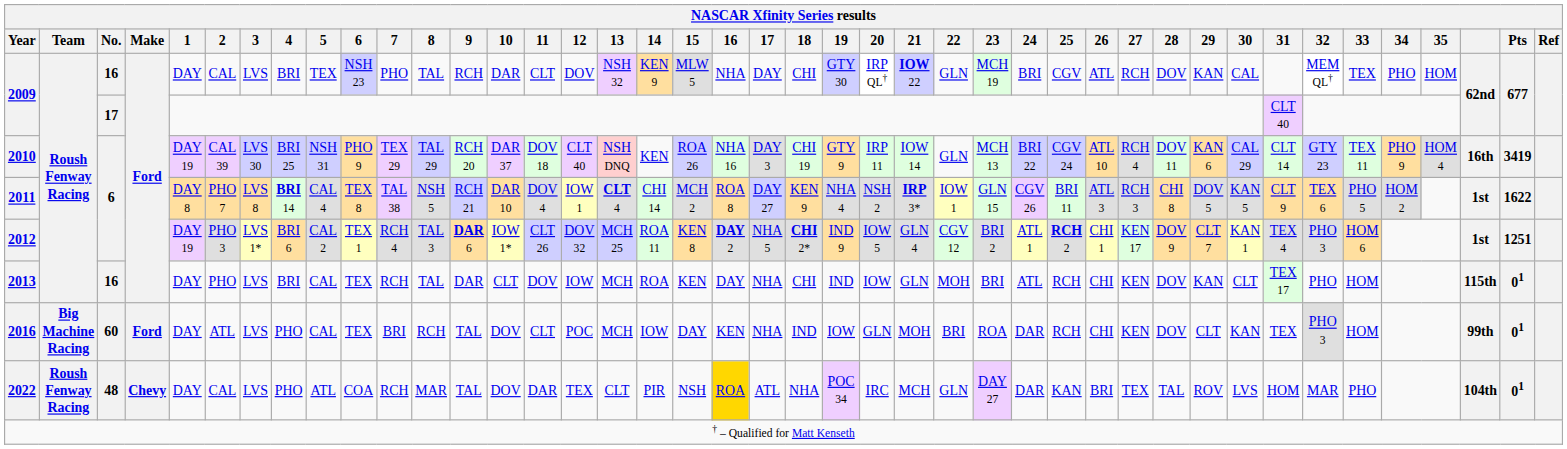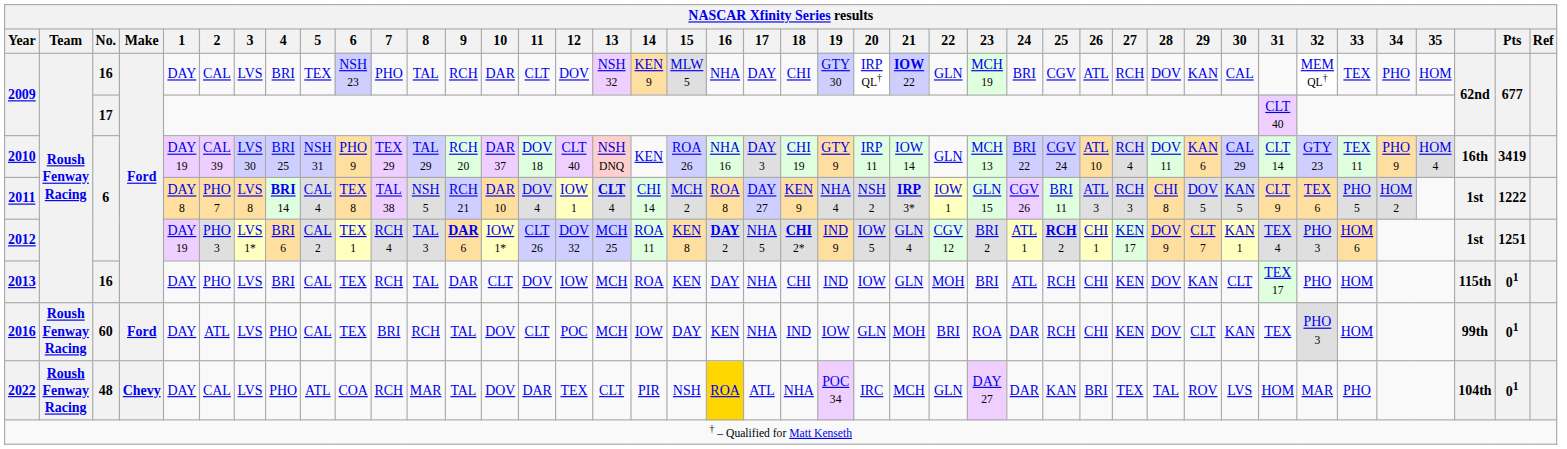(1518, 198) 1622 -> (1512, 198) 1222
(68, 331) Big Machine Racing -> (66, 331) Roush Fenway Racing
